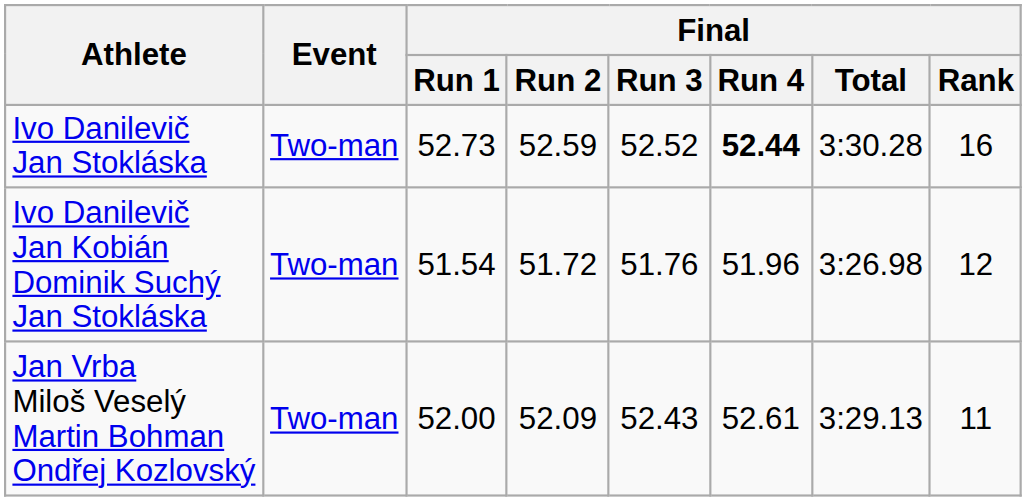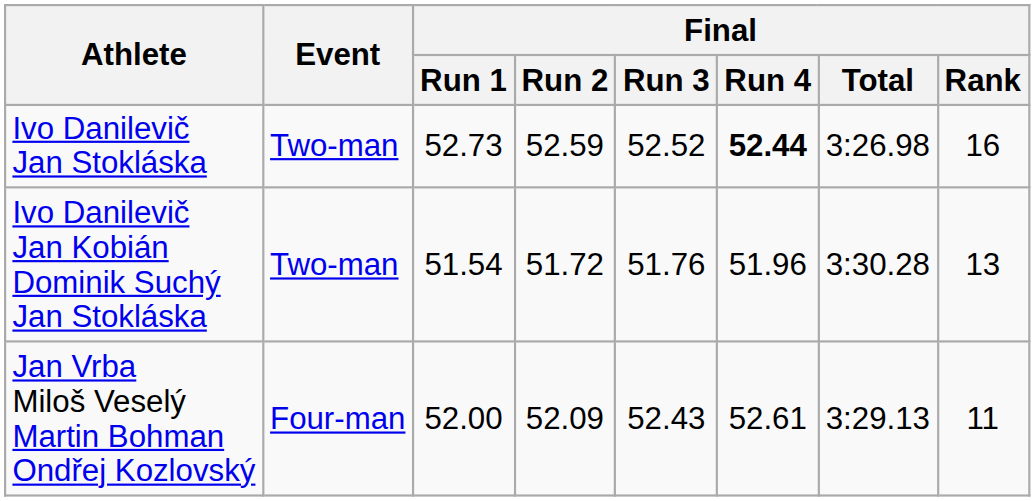(871, 146) 3:30.28 -> (878, 146) 3:26.98
(871, 265) 3:26.98 -> (878, 265) 3:30.28
(976, 265) 12 -> (983, 265) 13
(334, 419) Two-man -> (338, 419) Four-man
